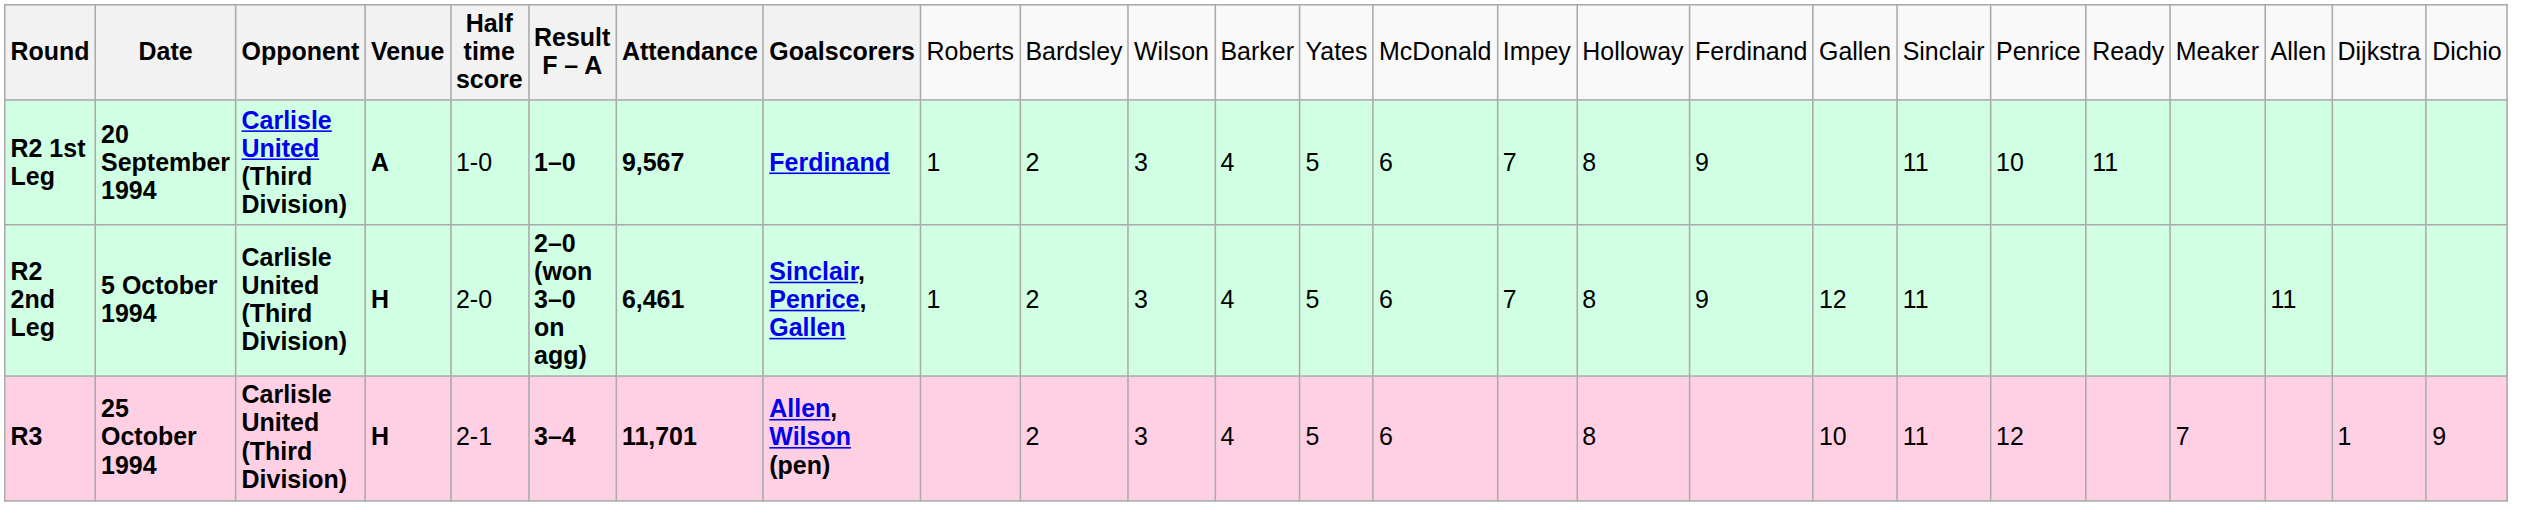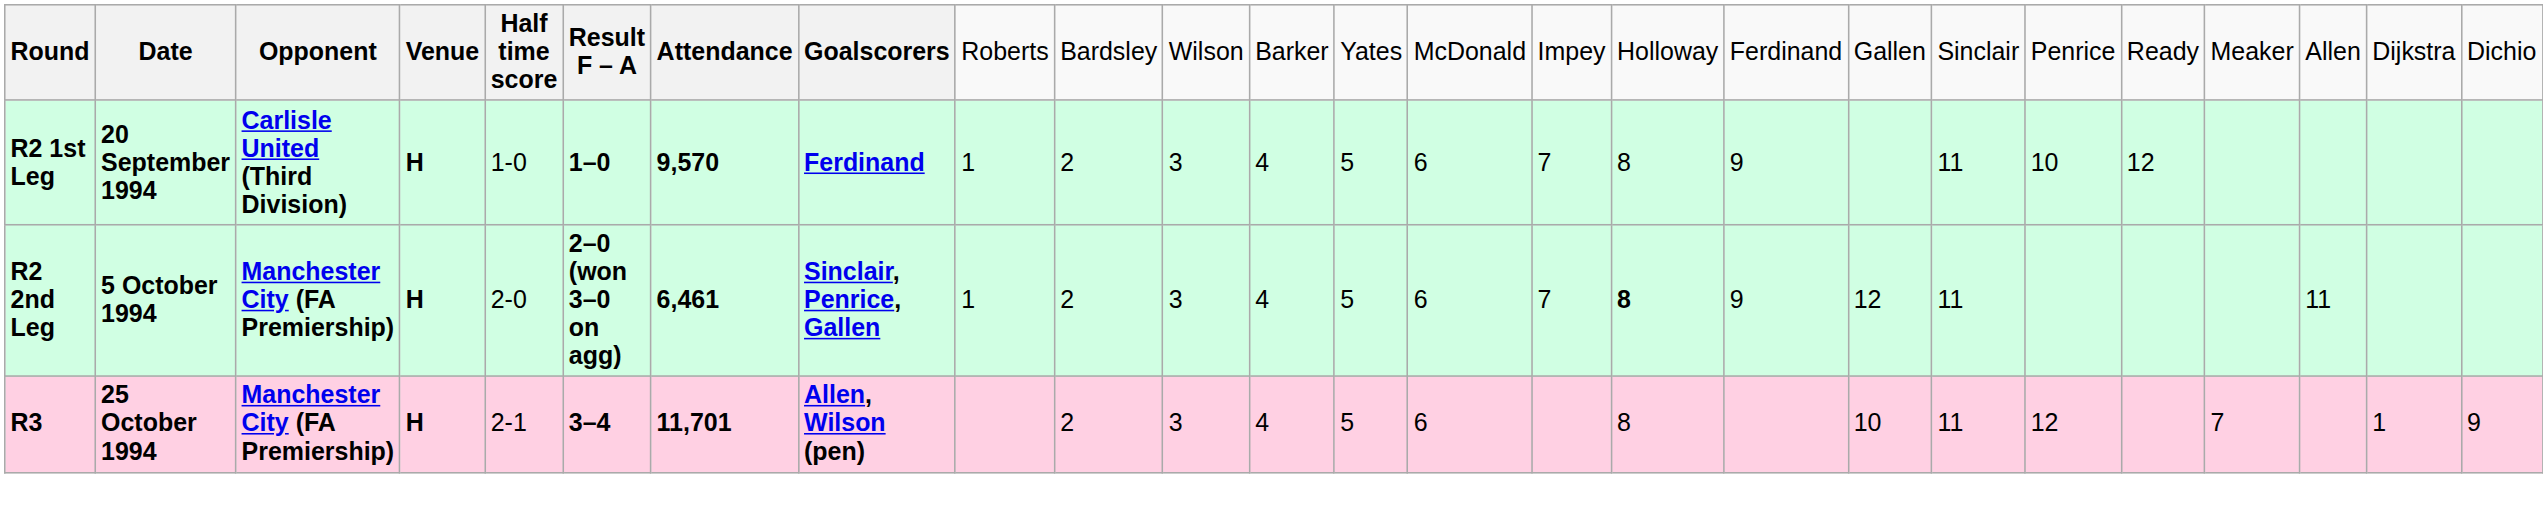(380, 162) A -> (415, 162) H
(653, 162) 9,567 -> (688, 162) 9,570
(2105, 162) 11 -> (2141, 162) 12
(294, 300) Carlisle United (Third Division) -> (318, 300) Manchester City (FA Premiership)
(1589, 300) normal -> (1624, 300) bold
(294, 437) Carlisle United (Third Division) -> (318, 423) Manchester City (FA Premiership)
